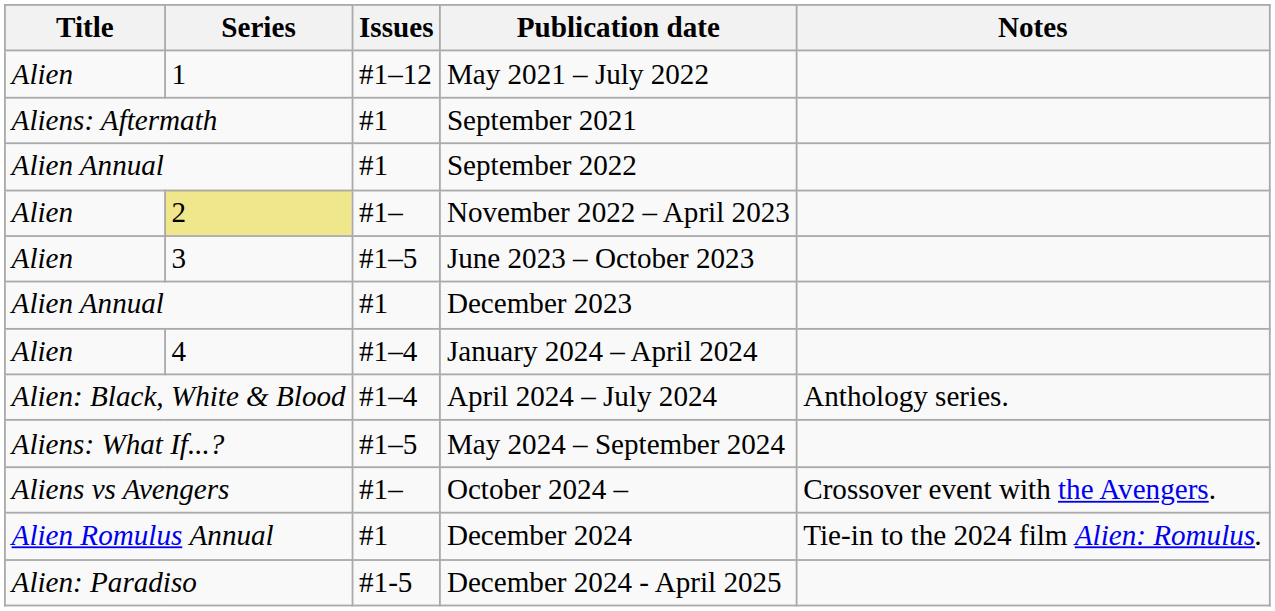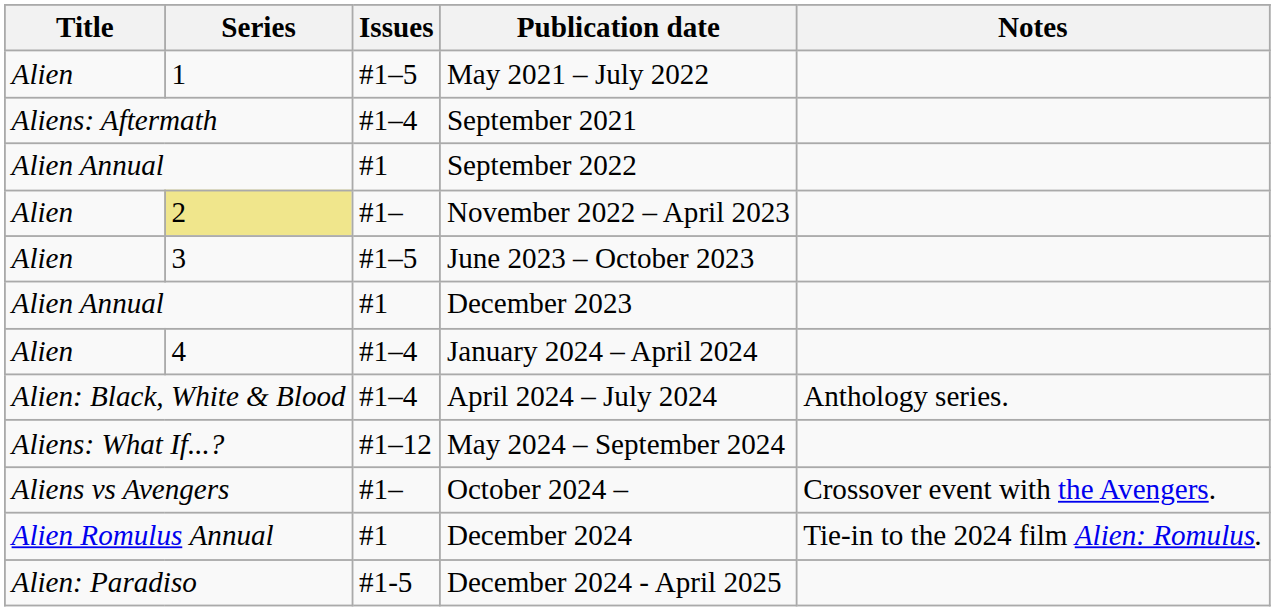(395, 73) #1–12 -> (388, 73) #1–5
(374, 119) #1 -> (388, 119) #1–4
(388, 443) #1–5 -> (395, 443) #1–12
